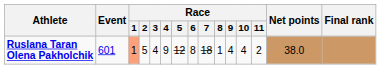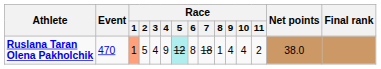(107, 51) 601 -> (107, 51) 470
(179, 51) no background -> (179, 51) paleturquoise background
